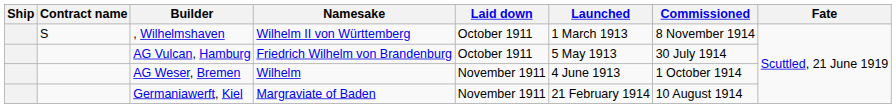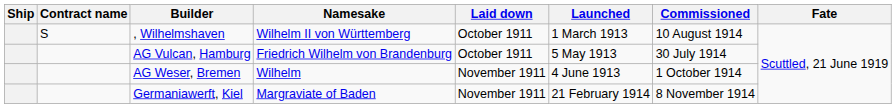(705, 34) 8 November 1914 -> (699, 34) 10 August 1914
(699, 93) 10 August 1914 -> (705, 93) 8 November 1914
